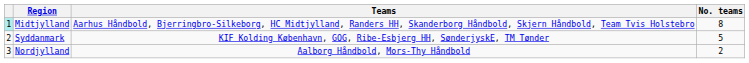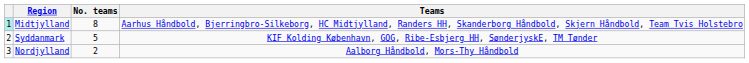columns swapped: (721, 11) <-> (384, 11)
